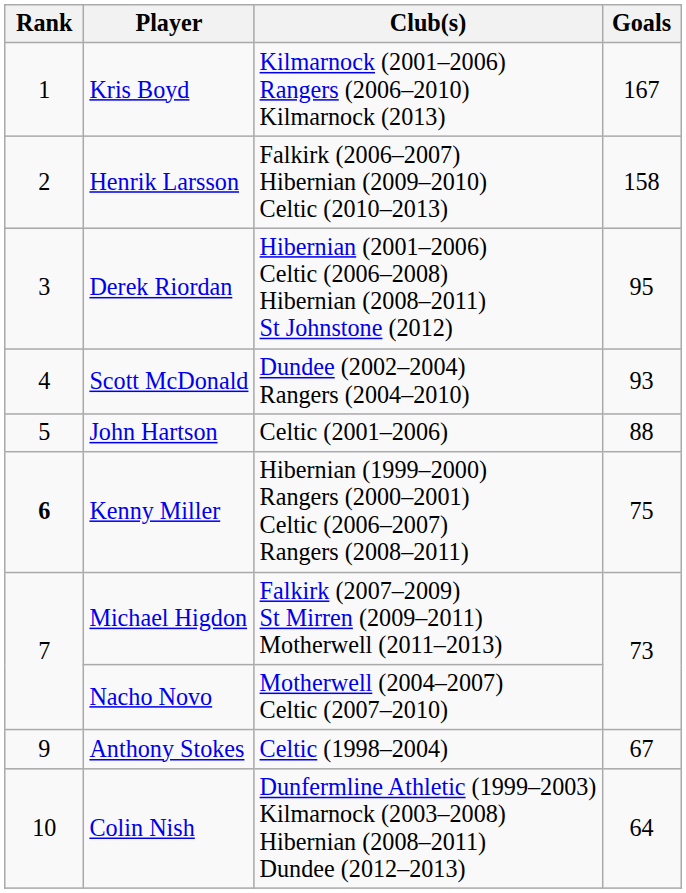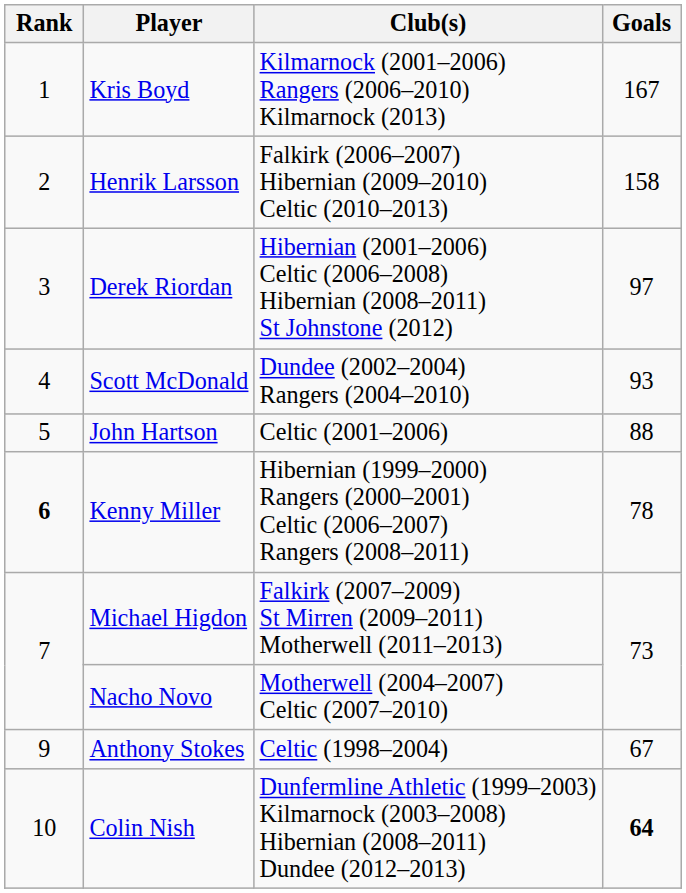(642, 288) 95 -> (642, 288) 97
(642, 511) 75 -> (642, 511) 78
(642, 828) normal -> (642, 828) bold
